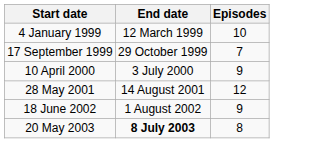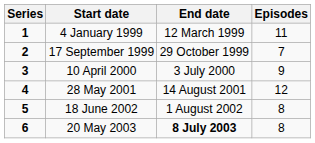+ column: (25, 14)
(240, 33) 10 -> (281, 33) 11
(240, 109) 9 -> (281, 109) 8
